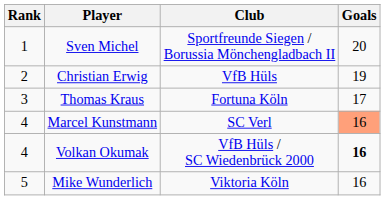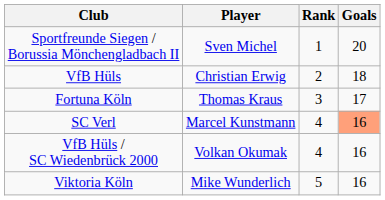columns swapped: (24, 15) <-> (249, 15)
(359, 76) 19 -> (359, 76) 18
(359, 152) bold -> (359, 152) normal
